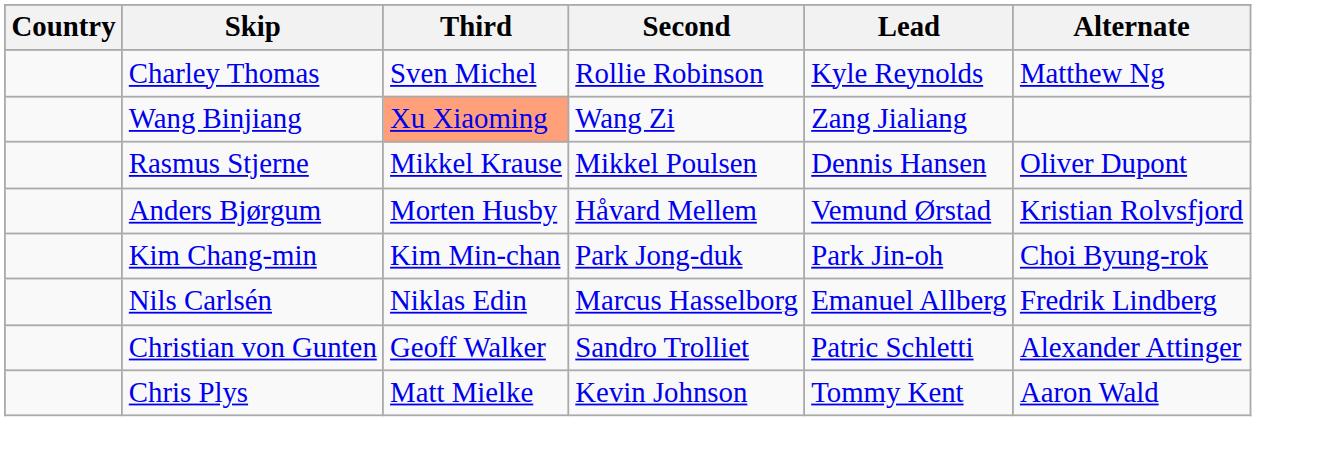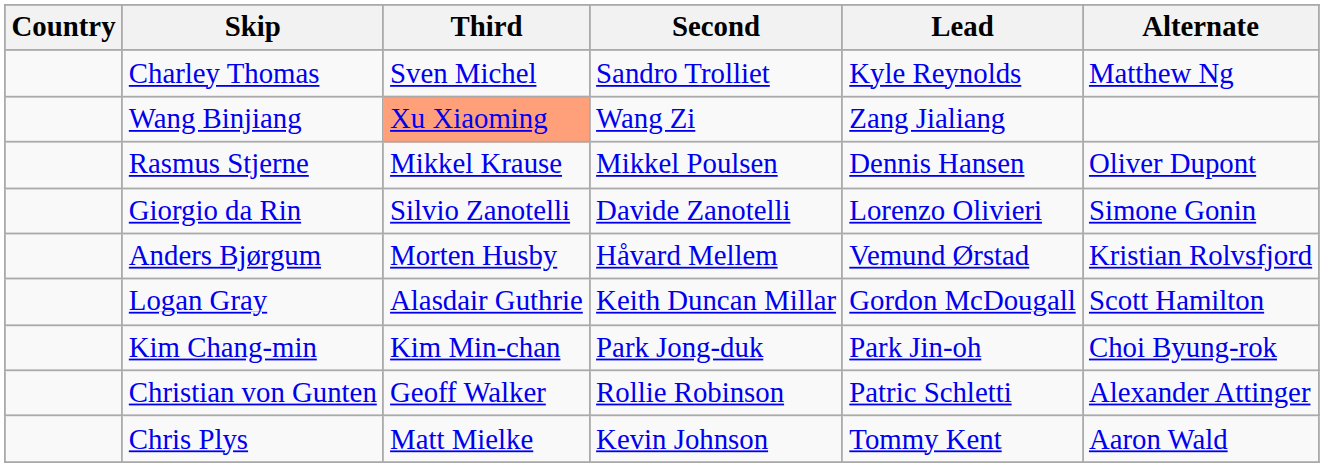(669, 73) Rollie Robinson -> (683, 73) Sandro Trolliet
+ row: (215, 210)
+ row: (198, 301)
- row: (200, 301)
(662, 347) Sandro Trolliet -> (690, 392) Rollie Robinson
